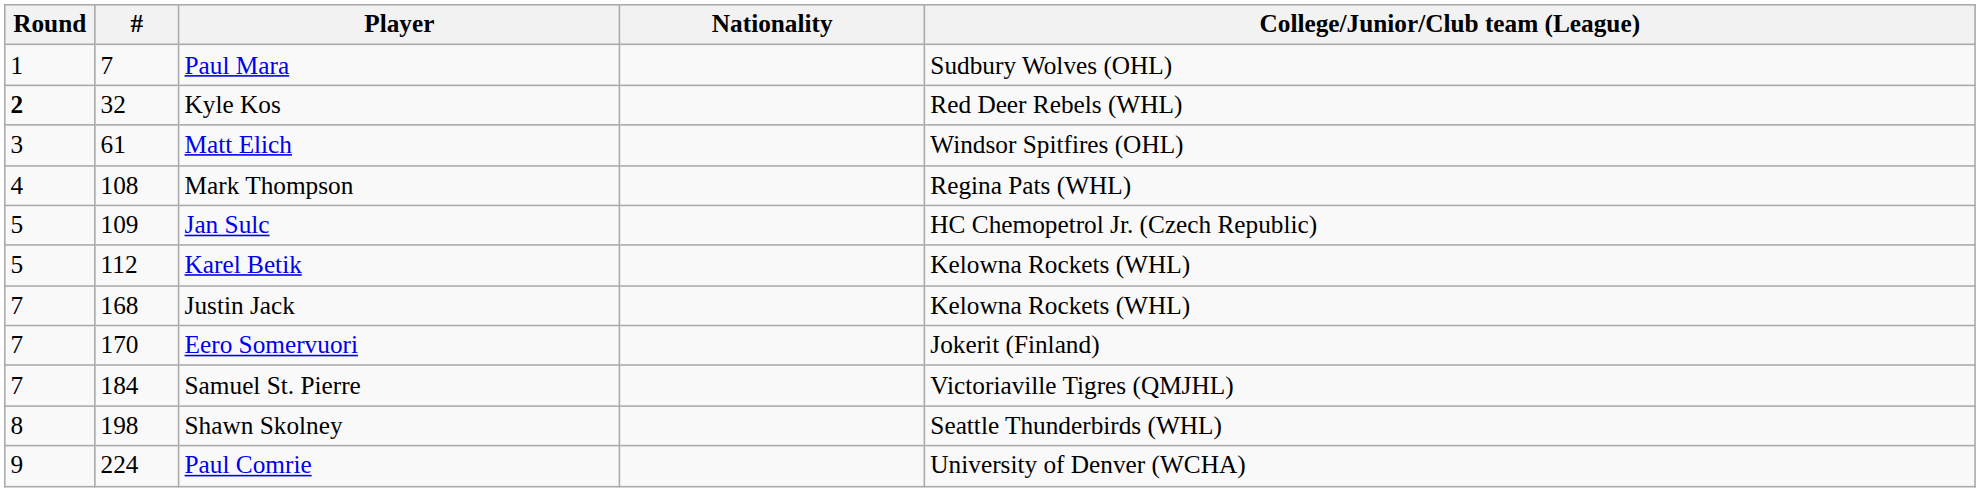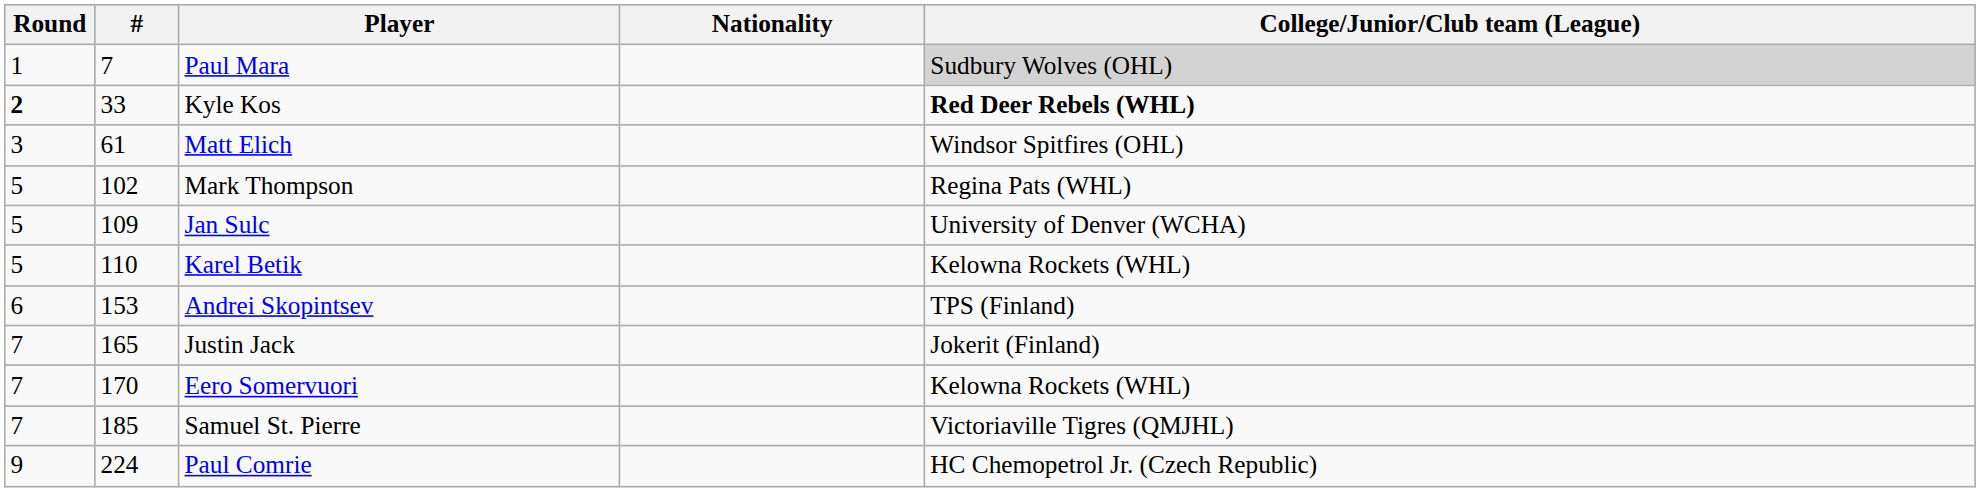(1051, 64) no background -> (1051, 64) lightgrey background
(113, 104) 32 -> (113, 104) 33
(1056, 104) normal -> (1062, 104) bold
(17, 184) 4 -> (17, 184) 5
(120, 184) 108 -> (120, 184) 102
(1124, 225) HC Chemopetrol Jr. (Czech Republic) -> (1088, 225) University of Denver (WCHA)
(119, 265) 112 -> (119, 265) 110
+ row: (279, 305)
(120, 305) 168 -> (120, 345) 165
(1060, 305) Kelowna Rockets (WHL) -> (1015, 345) Jokerit (Finland)
(1015, 345) Jokerit (Finland) -> (1060, 385) Kelowna Rockets (WHL)
(120, 385) 184 -> (120, 425) 185
- row: (264, 425)
(1088, 465) University of Denver (WCHA) -> (1124, 465) HC Chemopetrol Jr. (Czech Republic)
